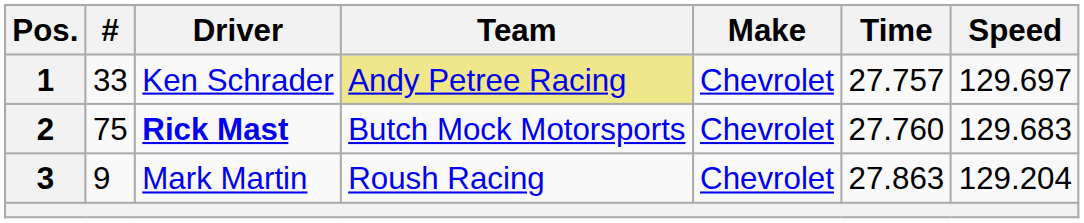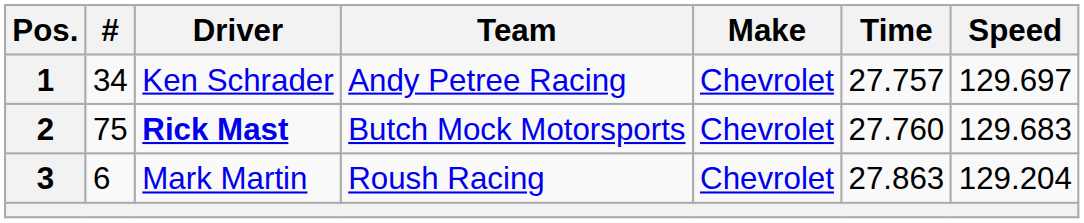(110, 80) 33 -> (110, 80) 34
(487, 80) khaki background -> (487, 80) no background
(102, 179) 9 -> (102, 179) 6
